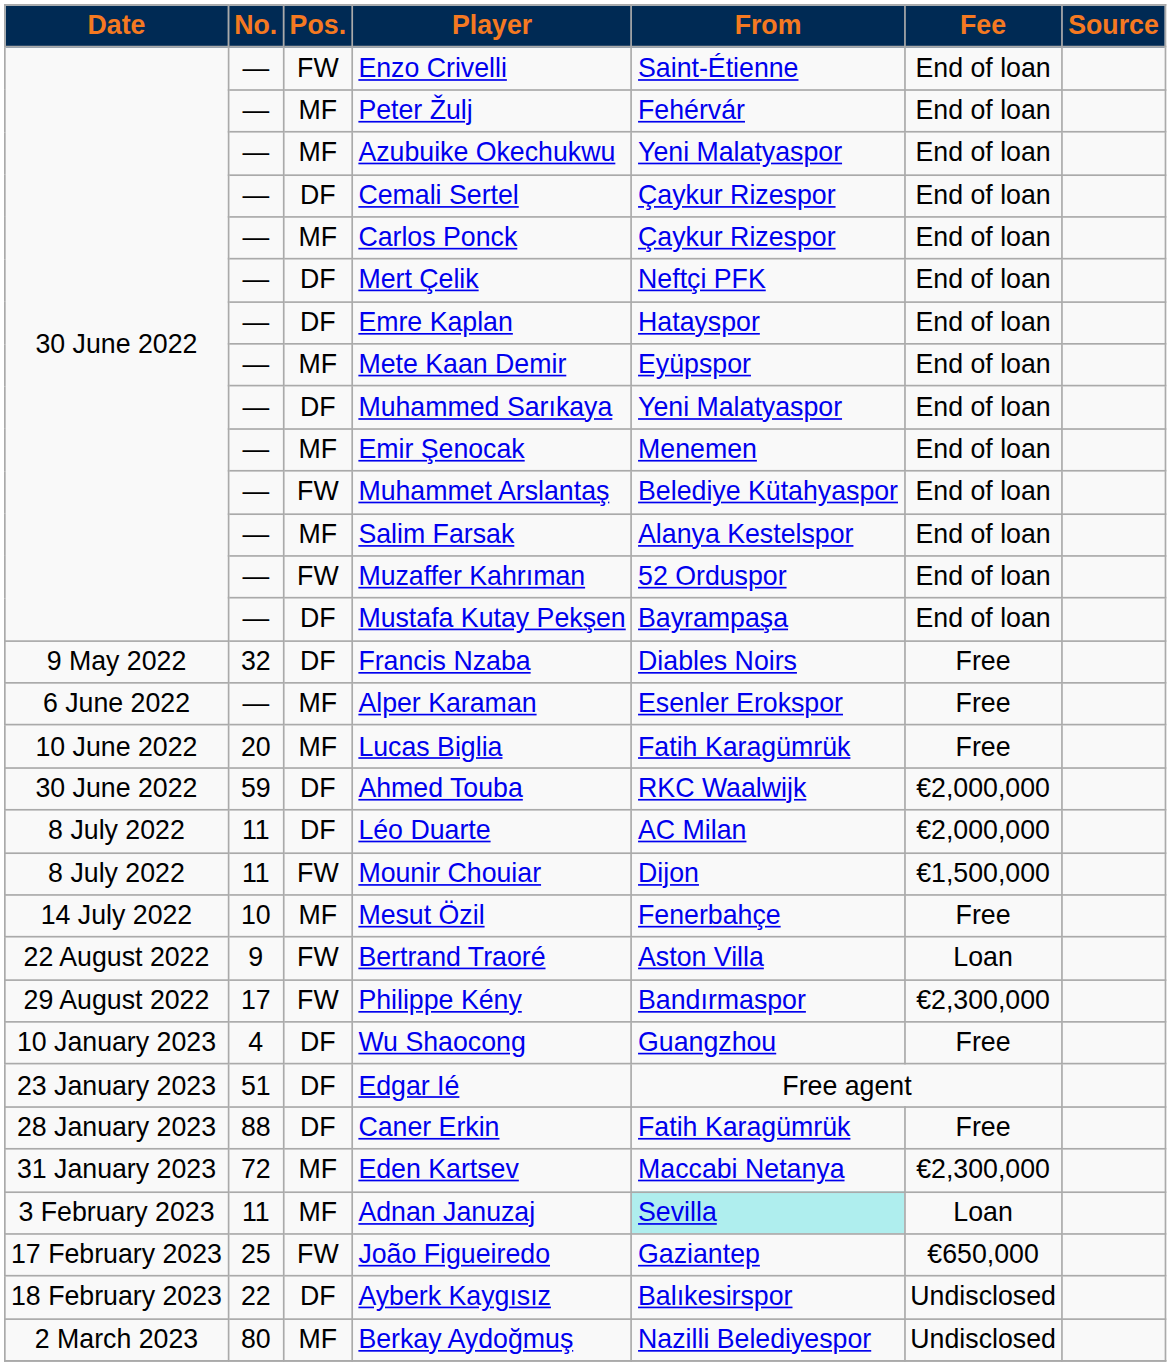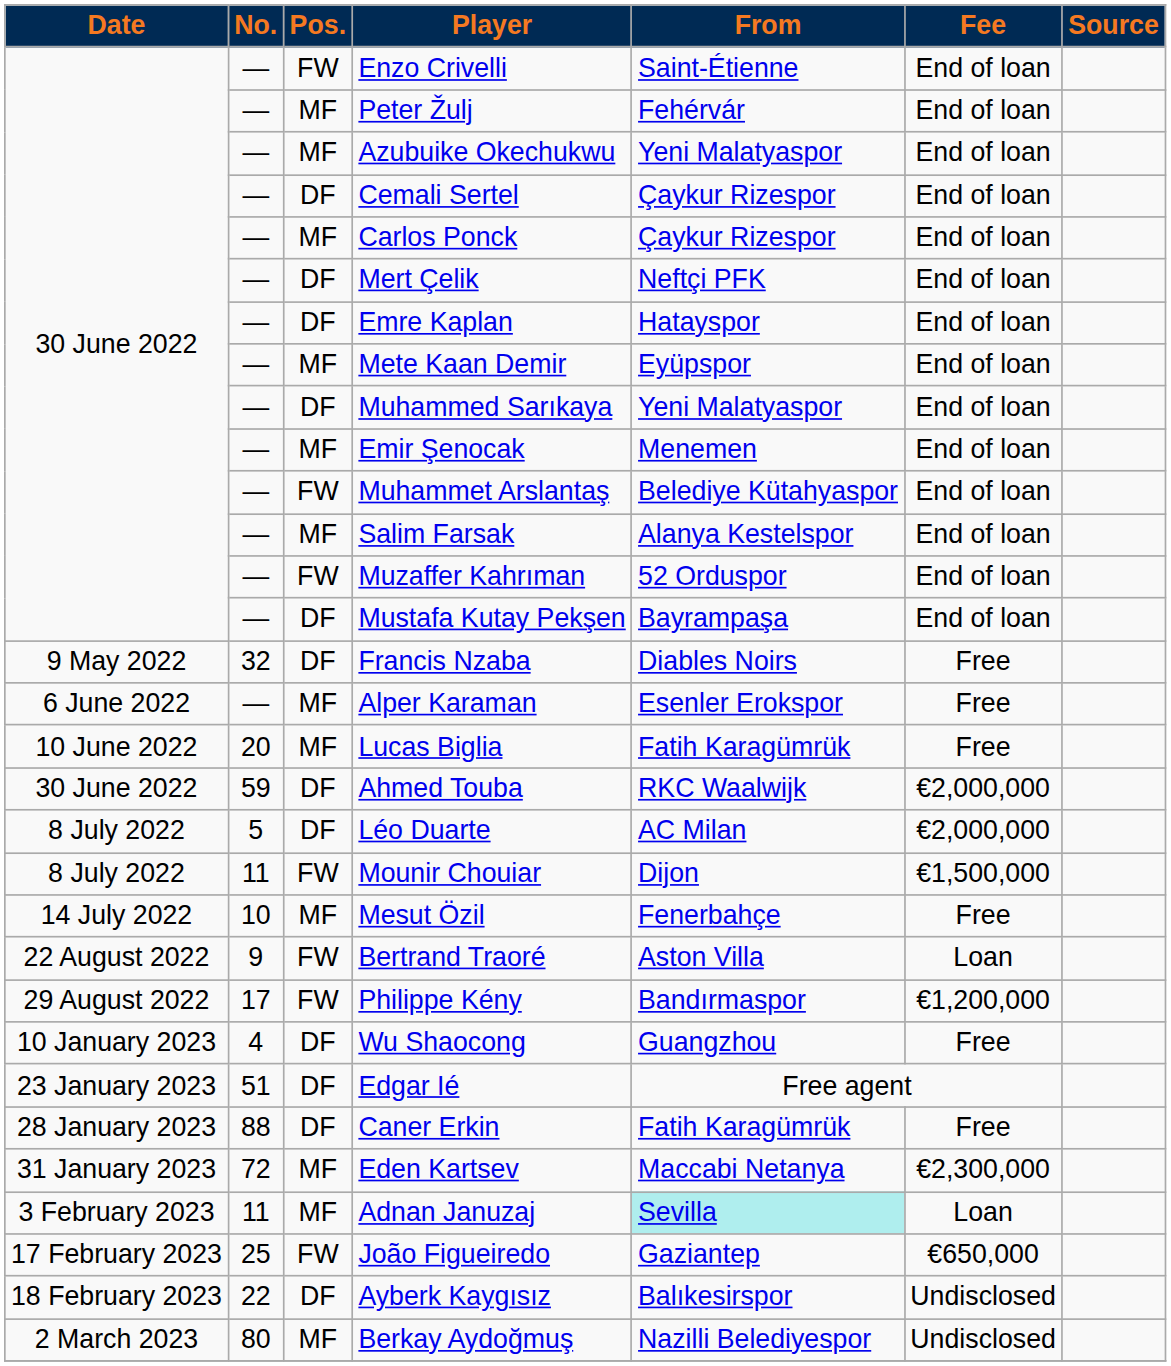(256, 830) 11 -> (256, 830) 5
(983, 1000) €2,300,000 -> (983, 1000) €1,200,000
